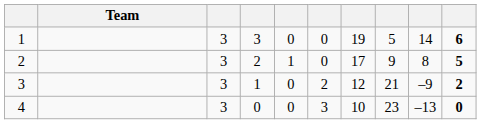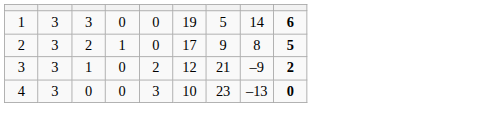- column: (122, 15)
